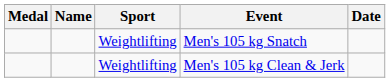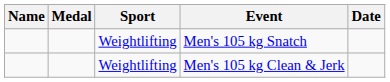columns swapped: (28, 16) <-> (73, 16)
